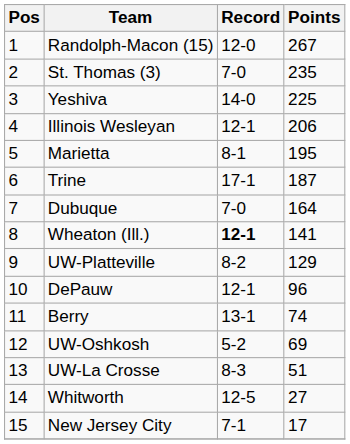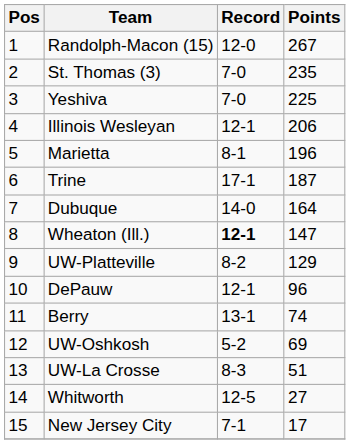(238, 99) 14-0 -> (234, 99) 7-0
(302, 153) 195 -> (302, 153) 196
(234, 208) 7-0 -> (238, 208) 14-0
(302, 235) 141 -> (302, 235) 147
